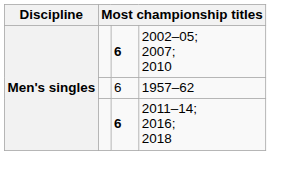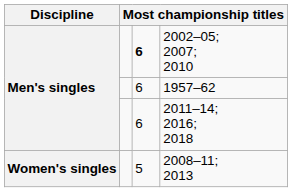(118, 124) bold -> (139, 124) normal
+ row: (191, 168)
